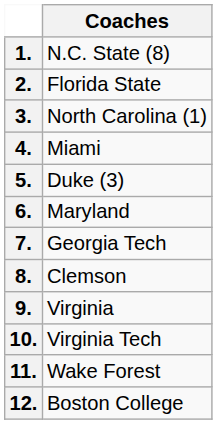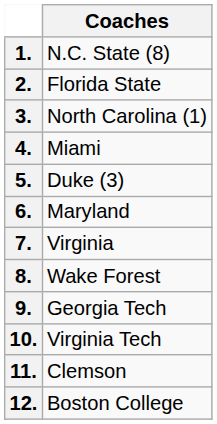(107, 244) Georgia Tech -> (80, 244) Virginia
(87, 276) Clemson -> (104, 276) Wake Forest
(80, 308) Virginia -> (107, 308) Georgia Tech
(104, 371) Wake Forest -> (87, 371) Clemson
